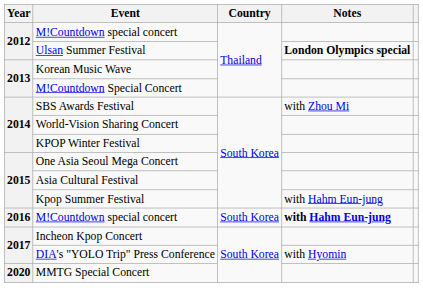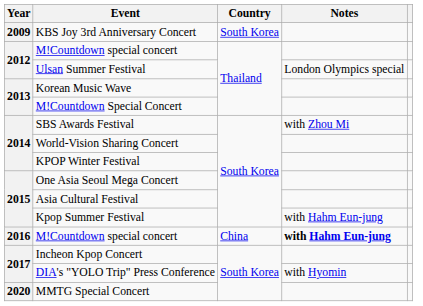+ row: (19, 32)
(347, 50) bold -> (344, 69) normal
(250, 217) South Korea -> (234, 236) China
